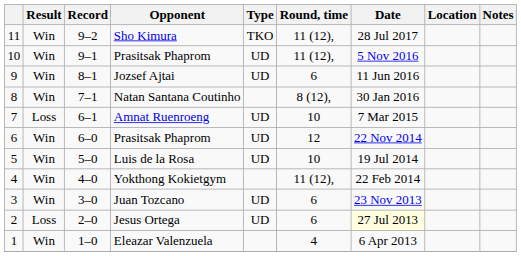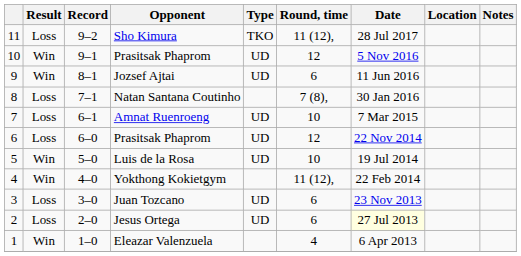(44, 35) Win -> (44, 35) Loss
(314, 55) 11 (12), -> (314, 55) 12
(44, 96) Win -> (44, 96) Loss
(314, 96) 8 (12), -> (314, 96) 7 (8),
(44, 138) Win -> (44, 138) Loss
(44, 199) Win -> (44, 199) Loss
